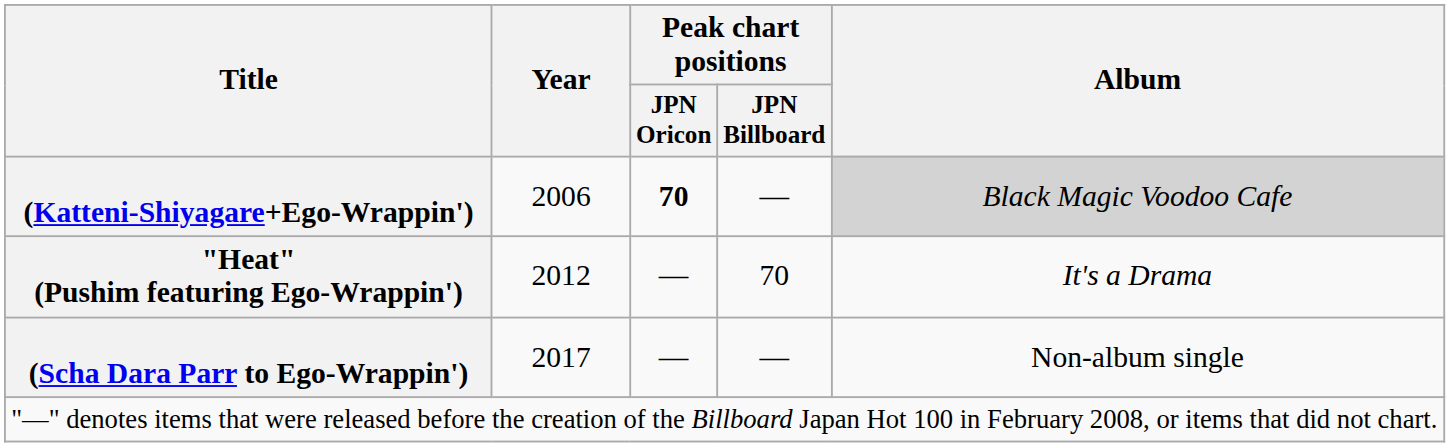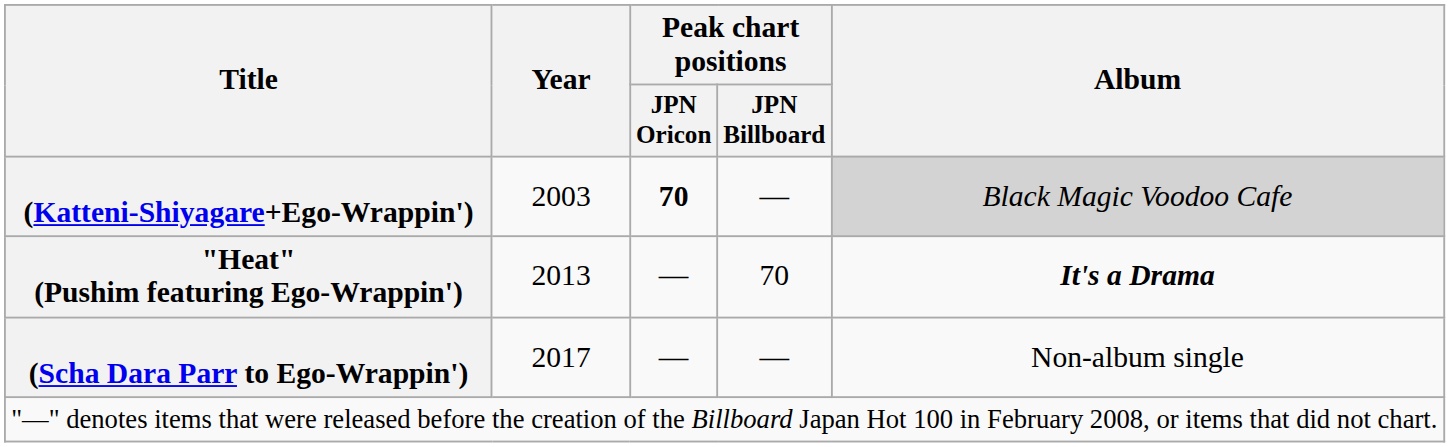(561, 195) 2006 -> (561, 195) 2003
(561, 276) 2012 -> (561, 276) 2013
(1137, 276) normal -> (1137, 276) bold
